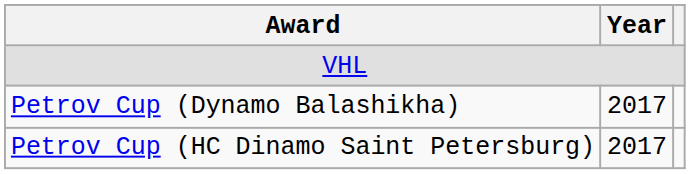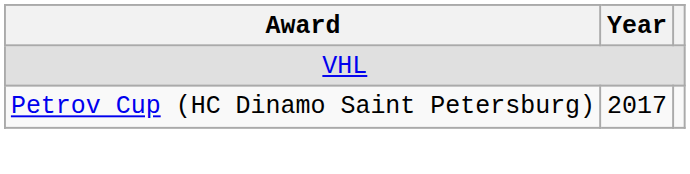- row: (236, 107)
